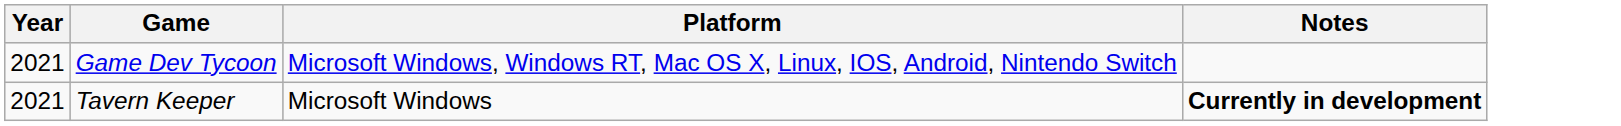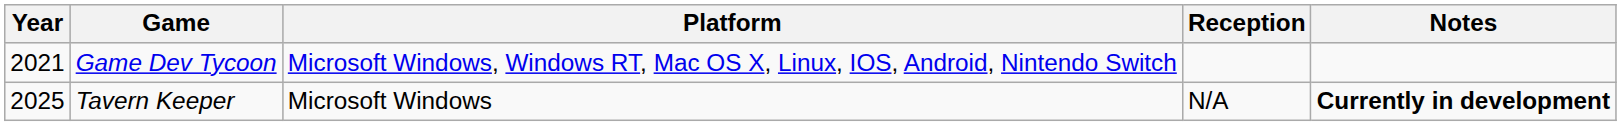+ column: (1247, 23)
(37, 100) 2021 -> (37, 100) 2025
